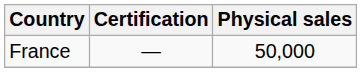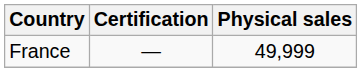(285, 51) 50,000 -> (285, 51) 49,999
